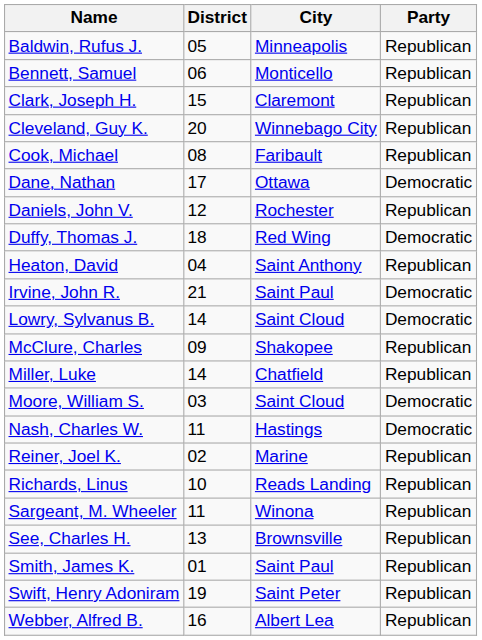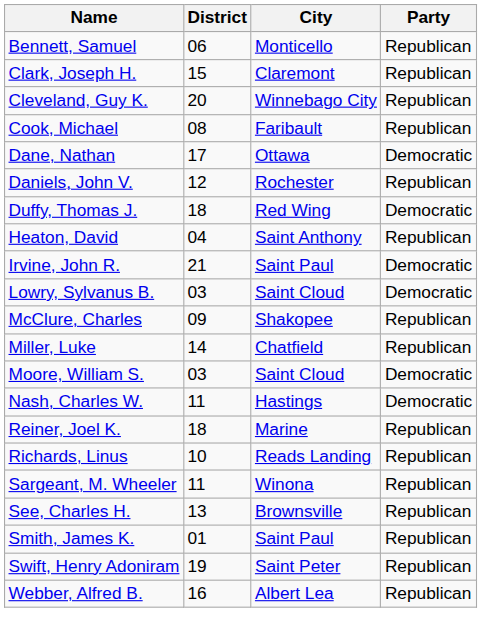- row: (75, 45)
(197, 319) 14 -> (197, 292) 03
(197, 456) 02 -> (197, 429) 18
